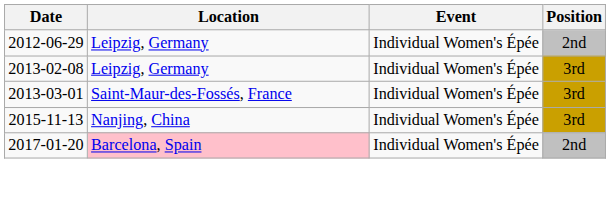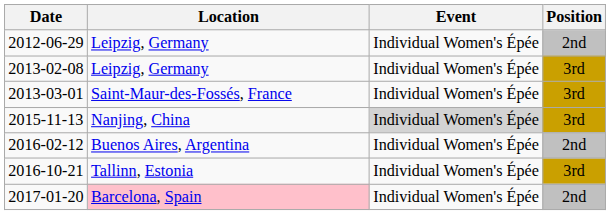(456, 119) no background -> (456, 119) lightgrey background
+ row: (46, 145)
+ row: (46, 171)
